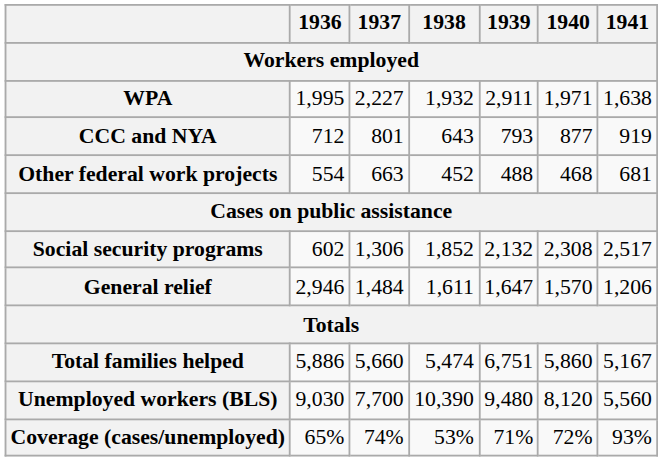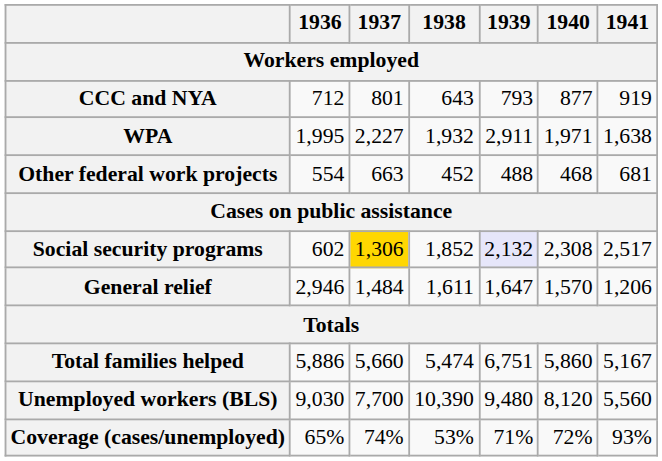rows swapped: (148, 98) <-> (148, 136)
(379, 248) no background -> (379, 248) gold background
(509, 248) no background -> (509, 248) lavender background
